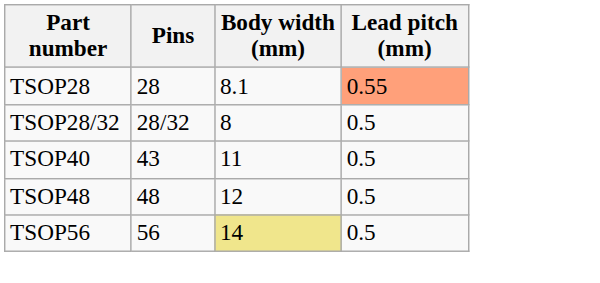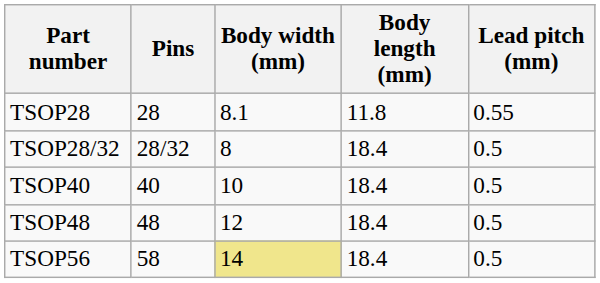+ column: (405, 48)
(367, 85) lightsalmon background -> (494, 111) no background
(148, 159) 43 -> (148, 185) 40
(231, 159) 11 -> (232, 185) 10
(148, 232) 56 -> (148, 259) 58
